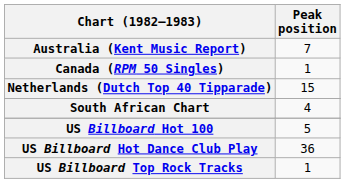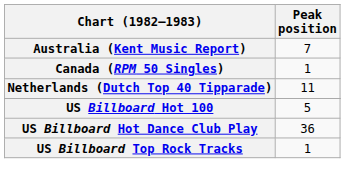(307, 88) 15 -> (307, 88) 11
- row: (140, 108)
